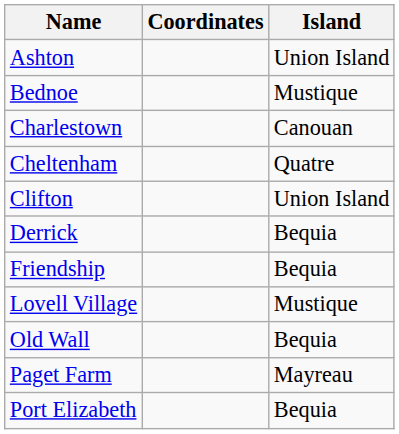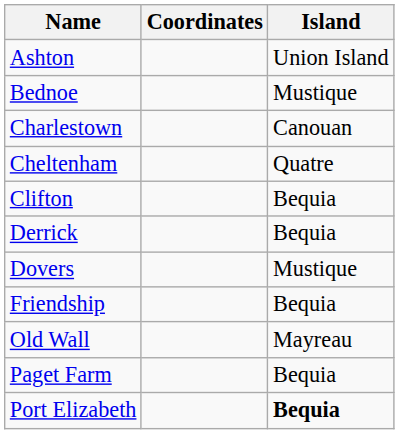(332, 198) Union Island -> (305, 198) Bequia
+ row: (42, 269)
- row: (73, 304)
(305, 339) Bequia -> (313, 339) Mayreau
(313, 374) Mayreau -> (305, 374) Bequia
(305, 410) normal -> (306, 410) bold
